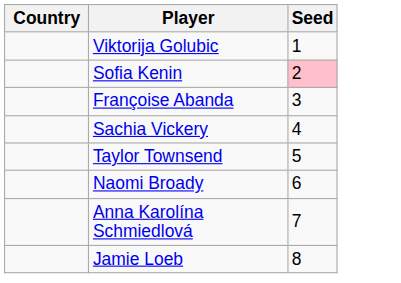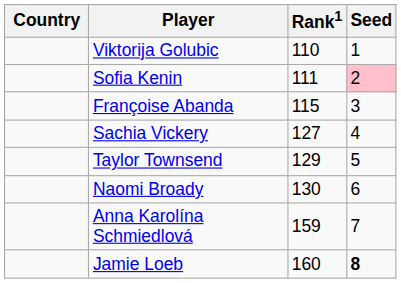+ column: (317, 20)
(297, 259) normal -> (355, 263) bold
